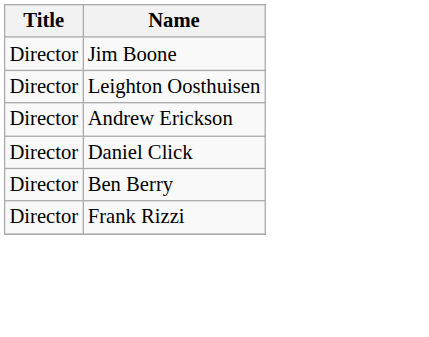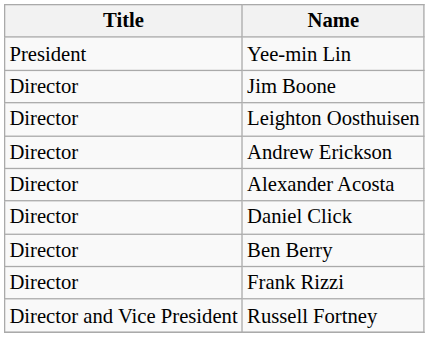+ row: (299, 53)
+ row: (321, 184)
+ row: (312, 315)
